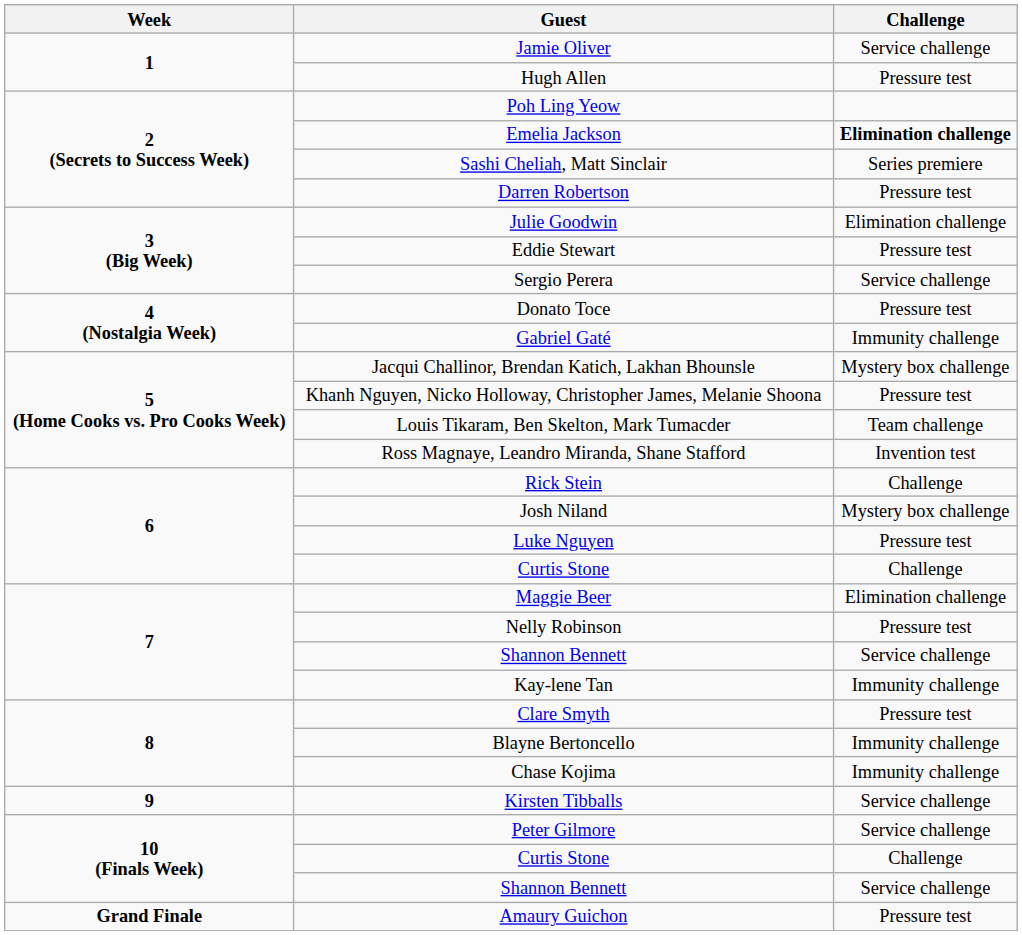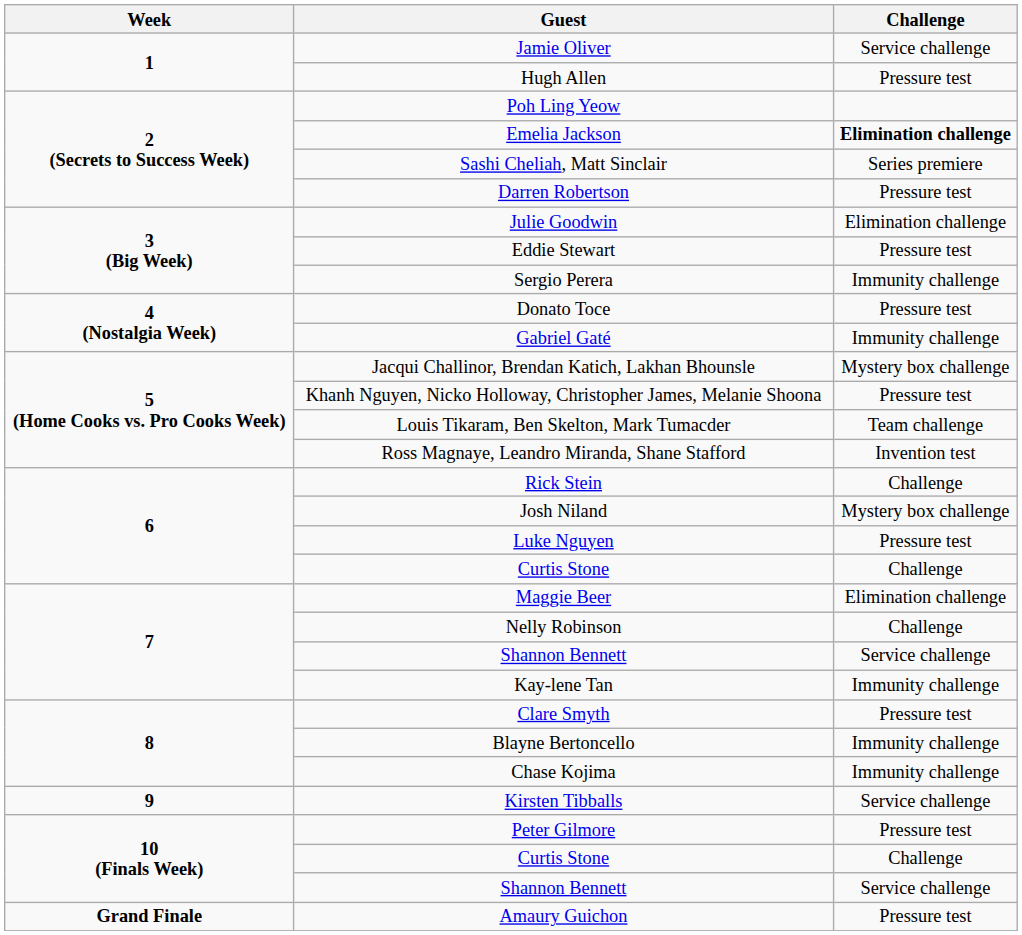(925, 279) Service challenge -> (925, 279) Immunity challenge
(925, 626) Pressure test -> (925, 626) Challenge
(925, 829) Service challenge -> (925, 829) Pressure test
